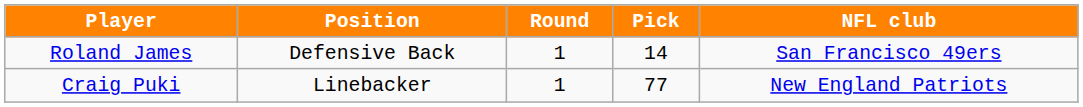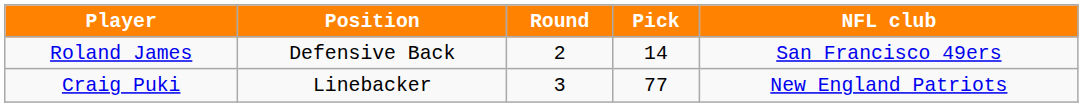(560, 53) 1 -> (560, 53) 2
(560, 85) 1 -> (560, 85) 3
